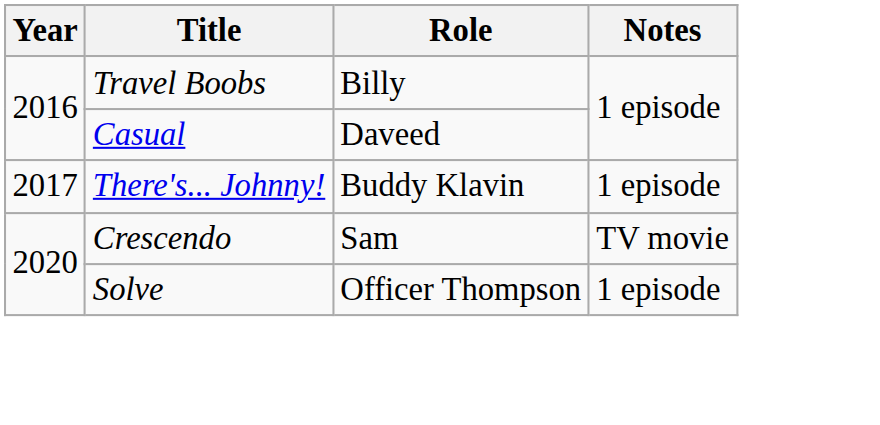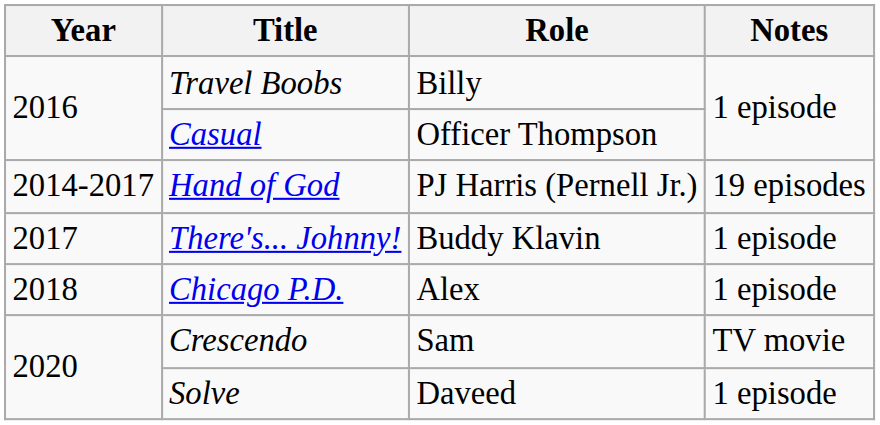(390, 133) Daveed -> (537, 133) Officer Thompson
+ row: (254, 185)
+ row: (256, 289)
(461, 289) Officer Thompson -> (466, 392) Daveed
